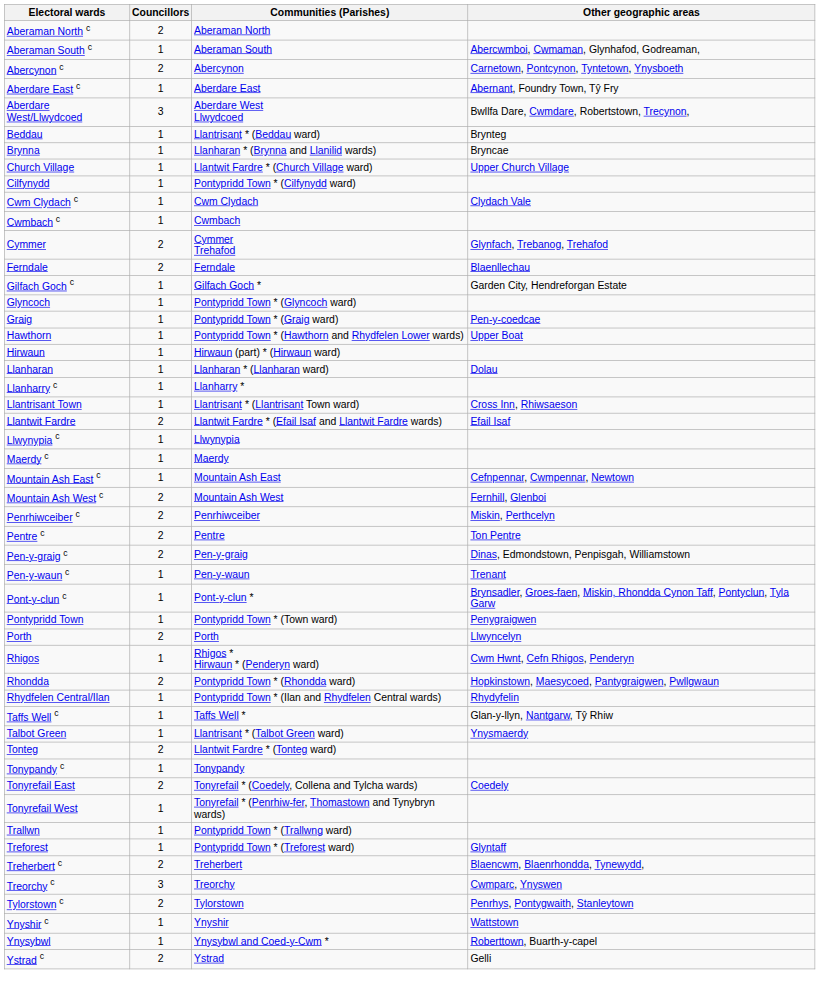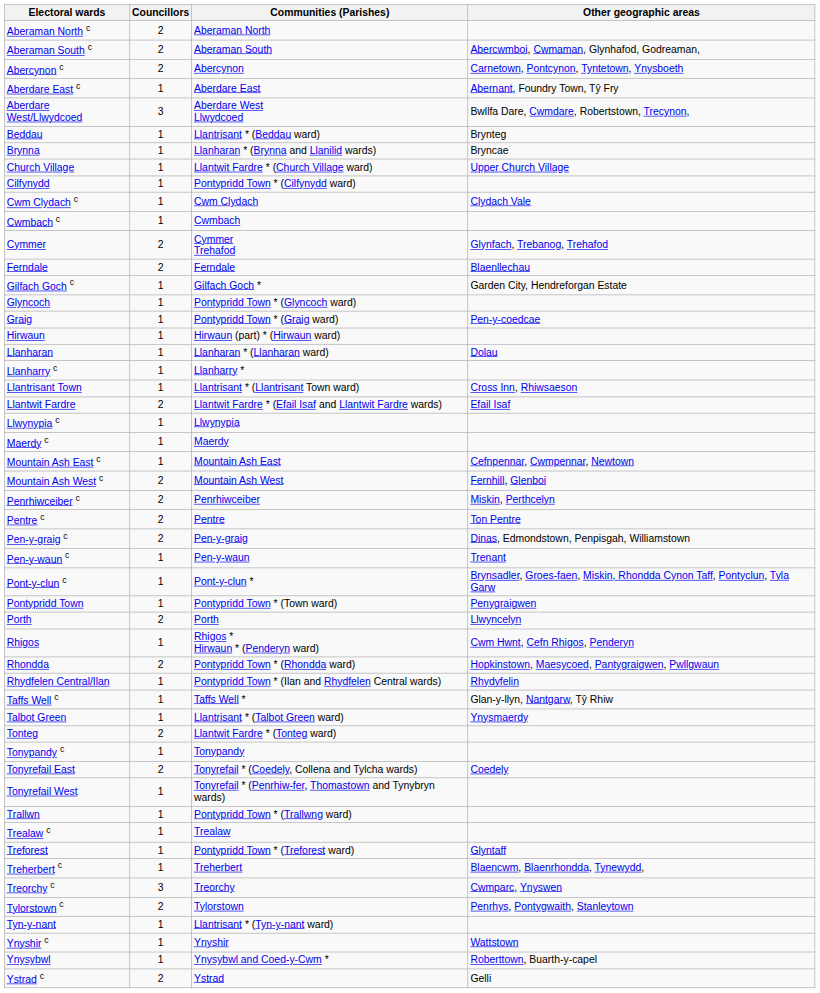(161, 49) 1 -> (161, 49) 2
- row: (29, 336)
+ row: (29, 832)
(161, 865) 2 -> (161, 868) 1
+ row: (31, 924)
